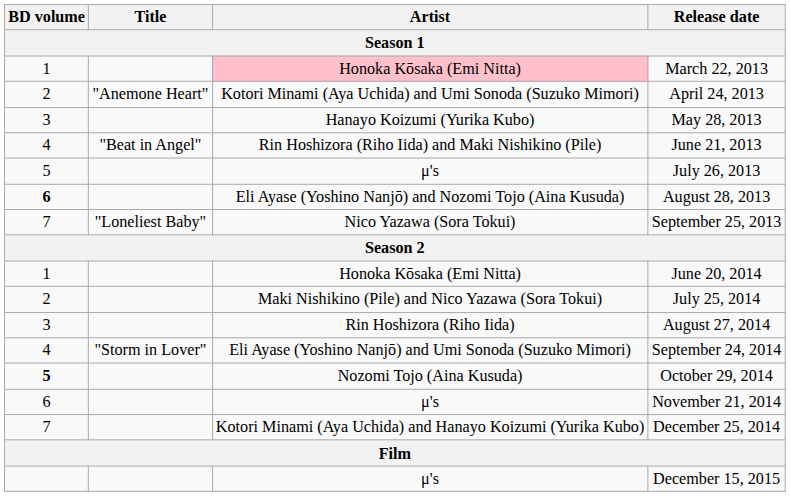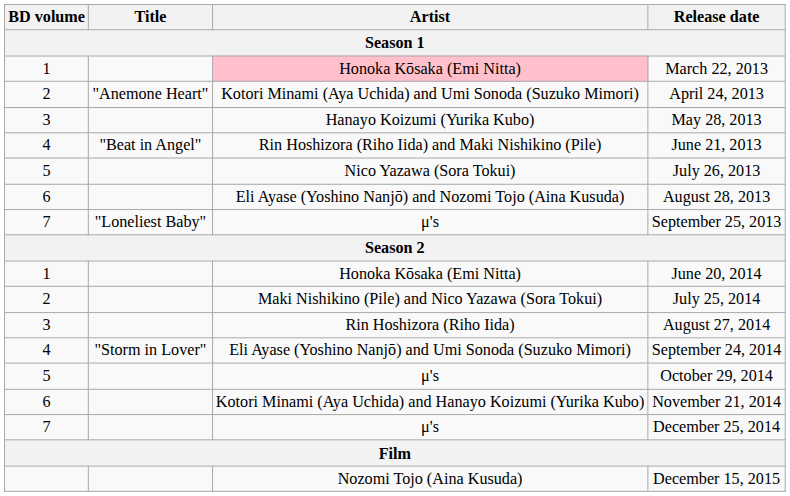(430, 171) μ's -> (430, 171) Nico Yazawa (Sora Tokui)
(47, 196) bold -> (47, 196) normal
(430, 222) Nico Yazawa (Sora Tokui) -> (430, 222) μ's
(47, 376) bold -> (47, 376) normal
(430, 376) Nozomi Tojo (Aina Kusuda) -> (430, 376) μ's
(430, 401) μ's -> (430, 401) Kotori Minami (Aya Uchida) and Hanayo Koizumi (Yurika Kubo)
(430, 427) Kotori Minami (Aya Uchida) and Hanayo Koizumi (Yurika Kubo) -> (430, 427) μ's
(430, 478) μ's -> (430, 478) Nozomi Tojo (Aina Kusuda)
